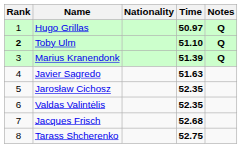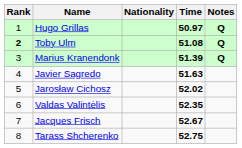(191, 43) 51.10 -> (191, 43) 51.08
(191, 89) 52.35 -> (191, 89) 52.02
(191, 120) 52.68 -> (191, 120) 52.67
